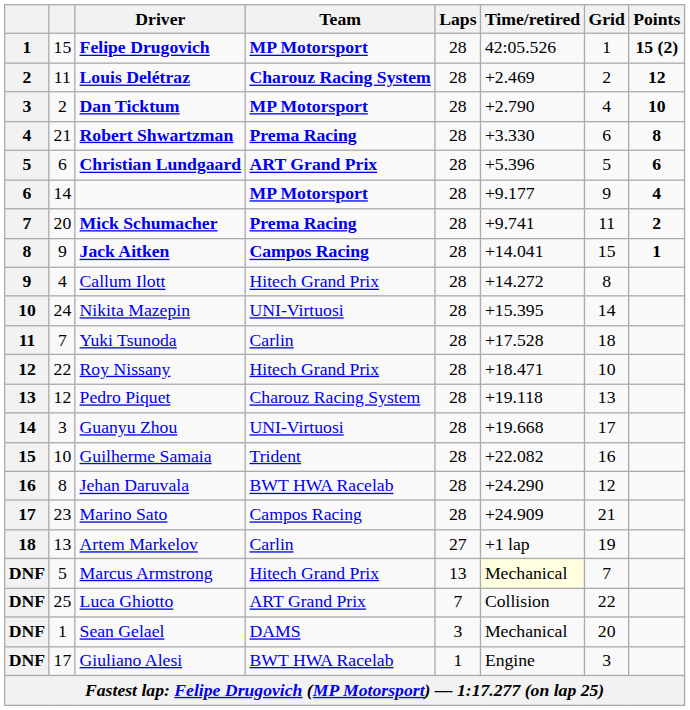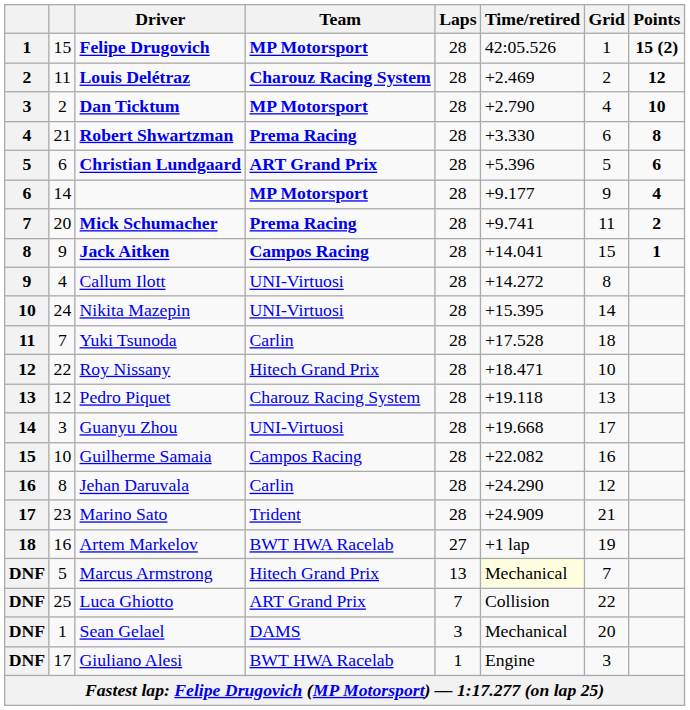(314, 281) Hitech Grand Prix -> (297, 281) UNI-Virtuosi
(275, 456) Trident -> (306, 456) Campos Racing
(321, 485) BWT HWA Racelab -> (272, 485) Carlin
(306, 514) Campos Racing -> (275, 514) Trident
(62, 543) 13 -> (62, 543) 16
(272, 543) Carlin -> (321, 543) BWT HWA Racelab
